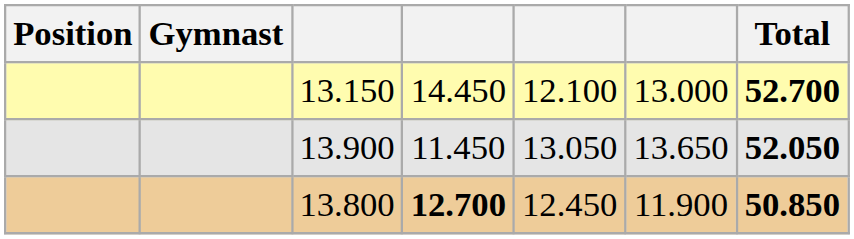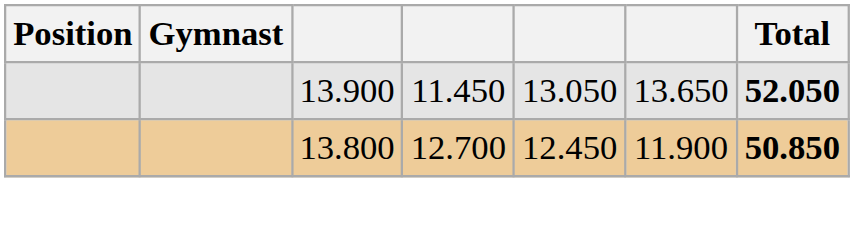- row: (347, 90)
(458, 204) bold -> (458, 147) normal
